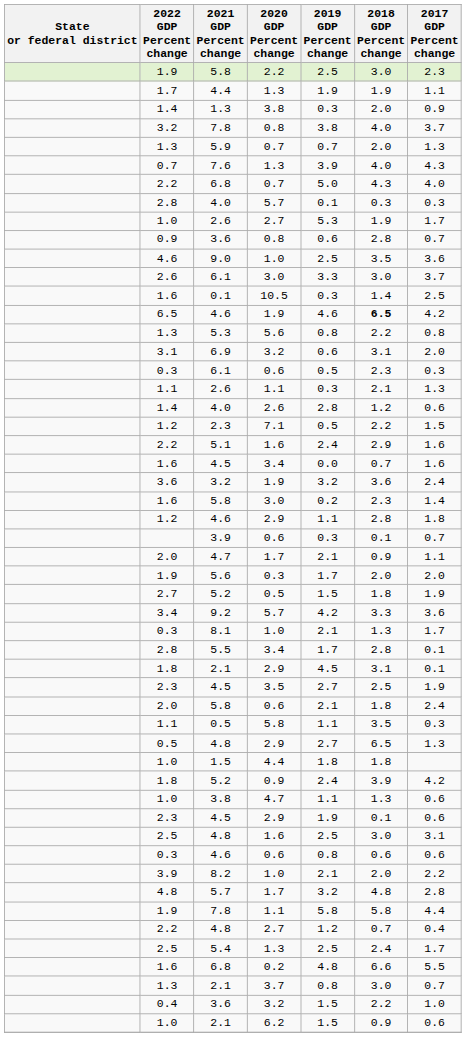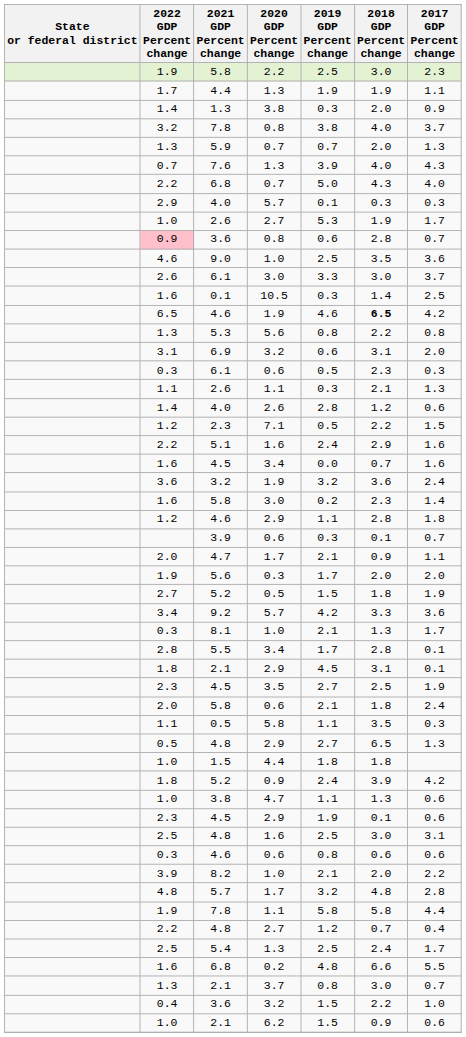(167, 203) 2.8 -> (167, 203) 2.9
(167, 240) no background -> (167, 240) pink background
